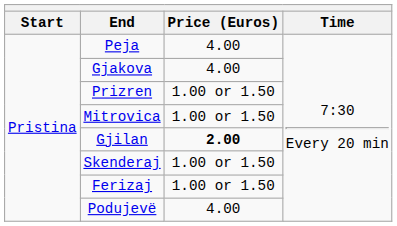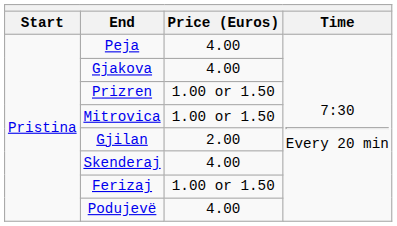(223, 140) bold -> (223, 140) normal
(223, 163) 1.00 or 1.50 -> (223, 163) 4.00
